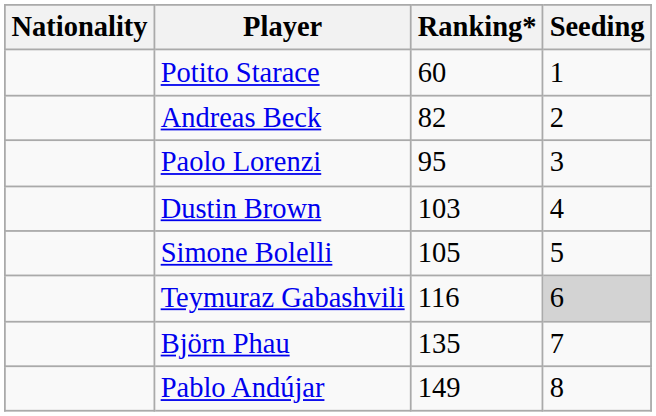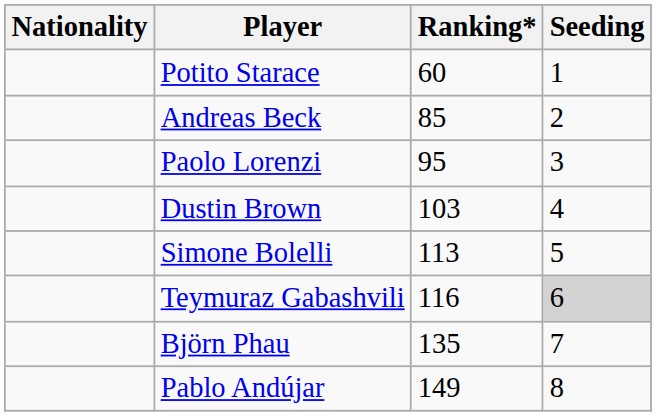(432, 117) 82 -> (432, 117) 85
(439, 252) 105 -> (439, 252) 113
